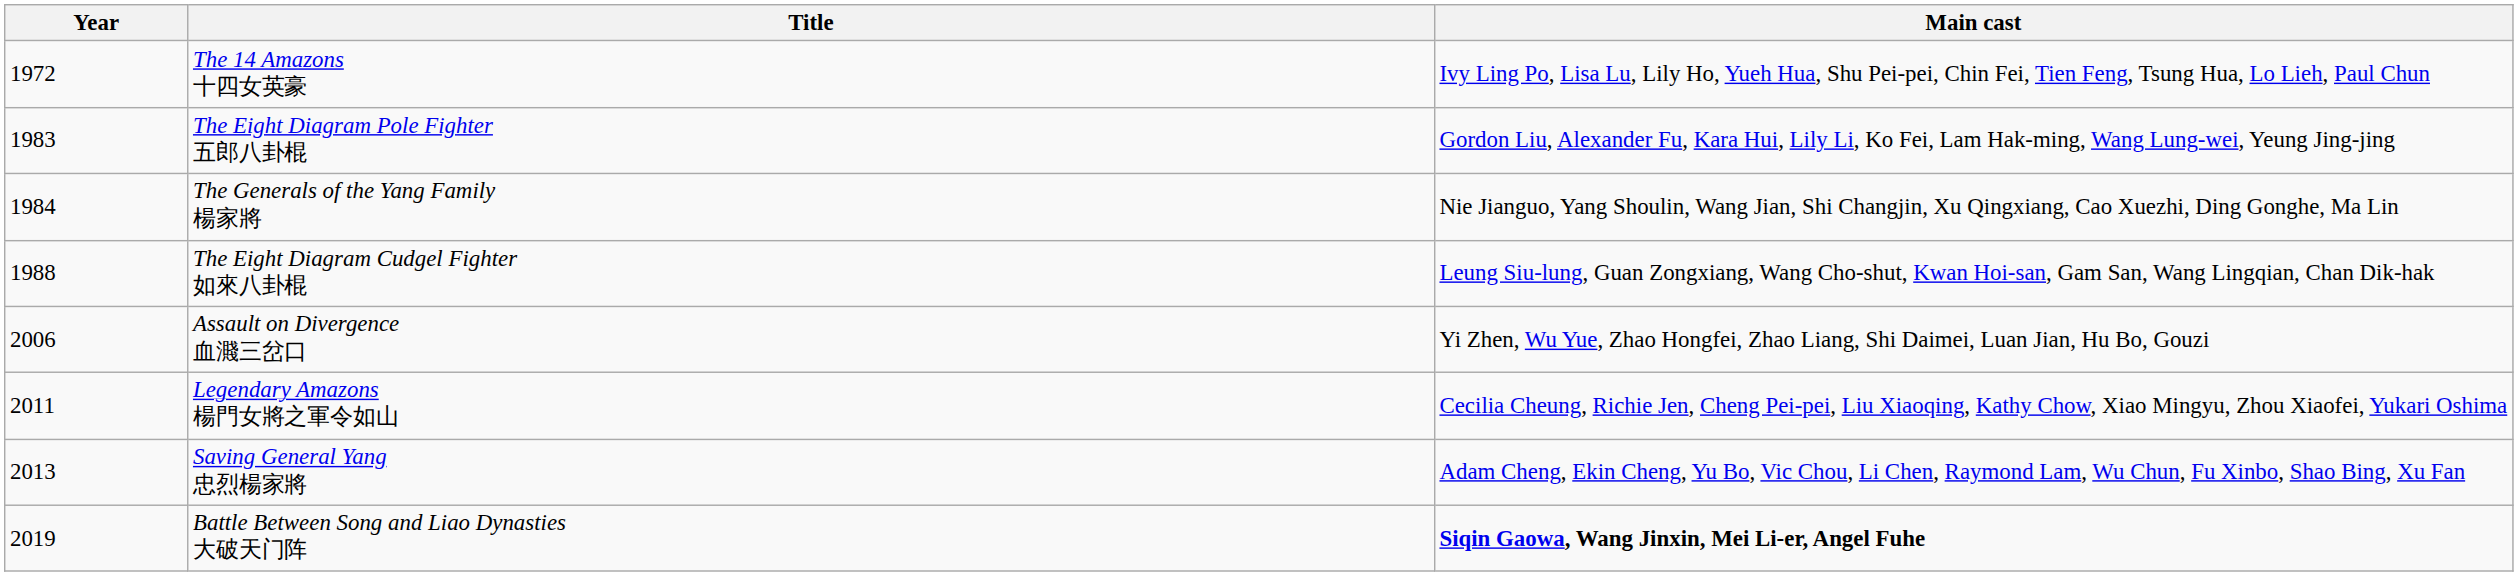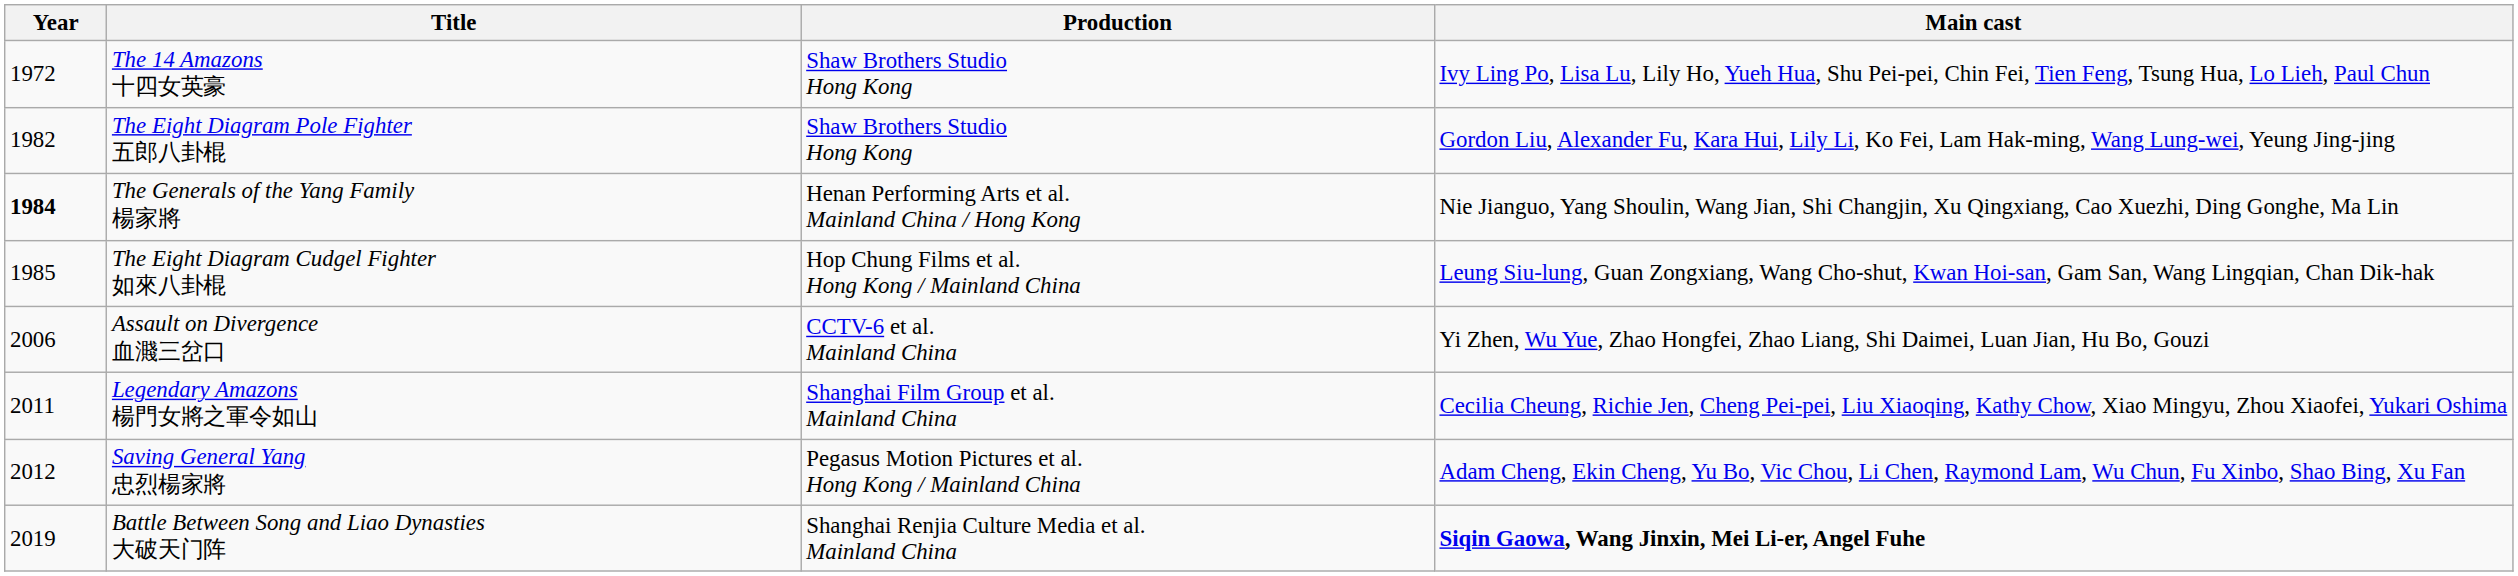+ column: (1118, 22)
(33, 140) 1983 -> (33, 140) 1982
(33, 206) normal -> (33, 206) bold
(33, 272) 1988 -> (33, 272) 1985
(33, 471) 2013 -> (33, 471) 2012
